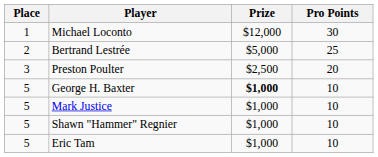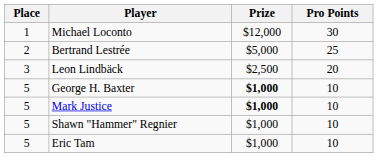+ row: (87, 69)
- row: (88, 69)
(262, 106) normal -> (262, 106) bold
